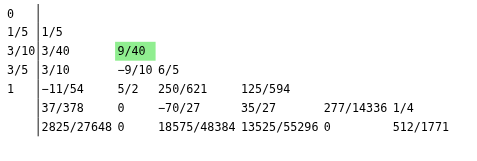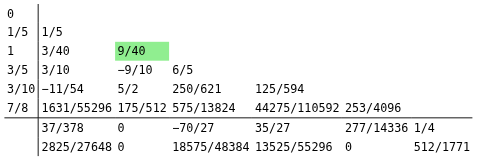(21, 51) 3/10 -> (11, 51) 1
(11, 89) 1 -> (21, 89) 3/10
+ row: (77, 108)
